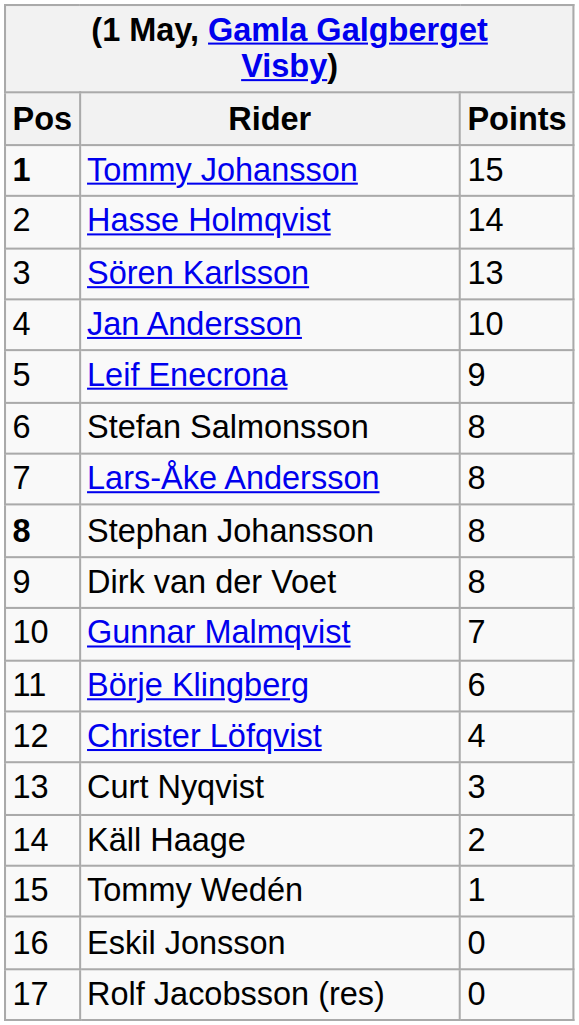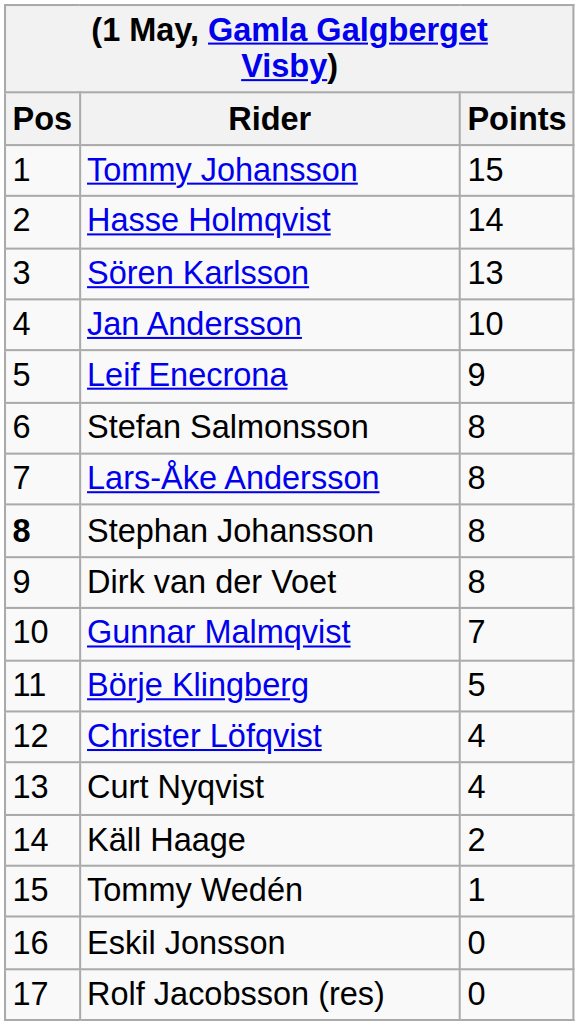(22, 169) bold -> (22, 169) normal
(476, 684) 6 -> (476, 684) 5
(476, 787) 3 -> (476, 787) 4
